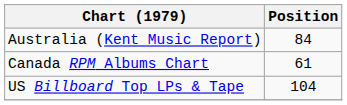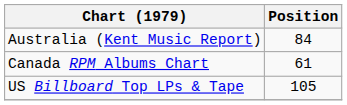(303, 88) 104 -> (303, 88) 105
